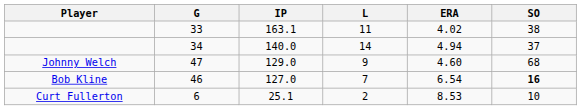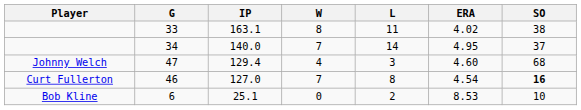+ column: (319, 13)
(449, 46) 4.94 -> (466, 46) 4.95
(281, 63) 129.0 -> (245, 63) 129.4
(365, 63) 9 -> (392, 63) 3
(79, 80) Bob Kline -> (70, 80) Curt Fullerton
(365, 80) 7 -> (392, 80) 8
(449, 80) 6.54 -> (466, 80) 4.54
(79, 96) Curt Fullerton -> (70, 96) Bob Kline
